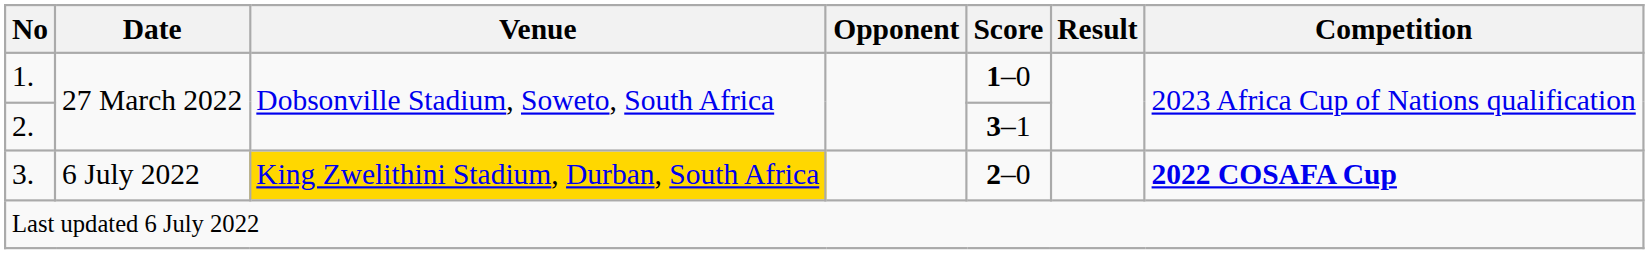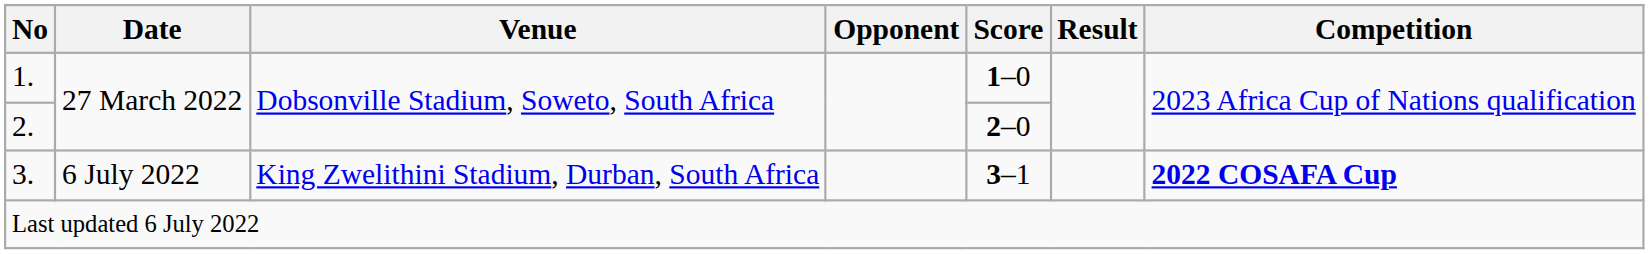(1008, 125) 3–1 -> (1008, 125) 2–0
(538, 174) gold background -> (538, 174) no background
(1008, 174) 2–0 -> (1008, 174) 3–1
